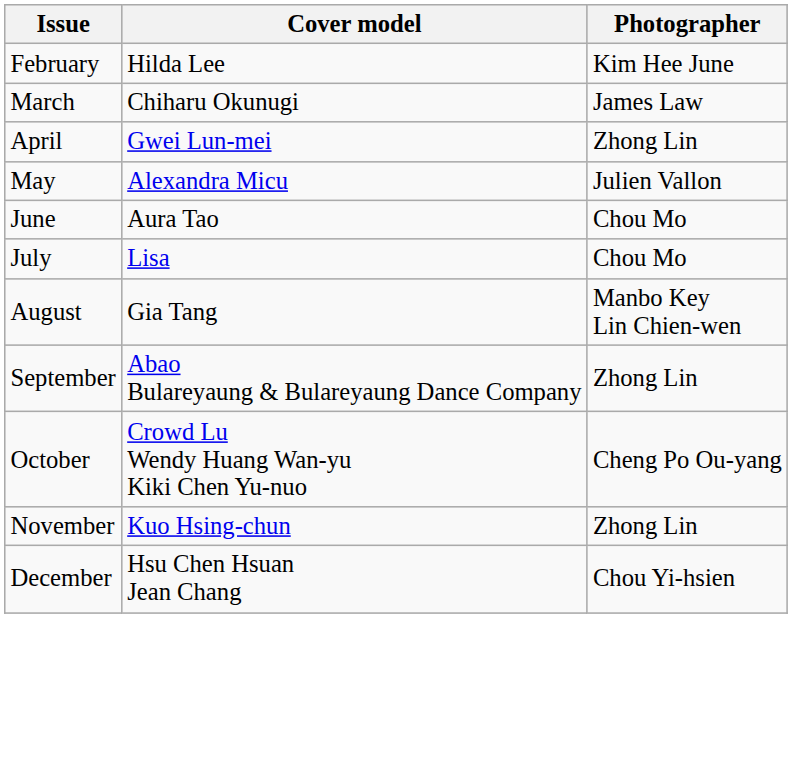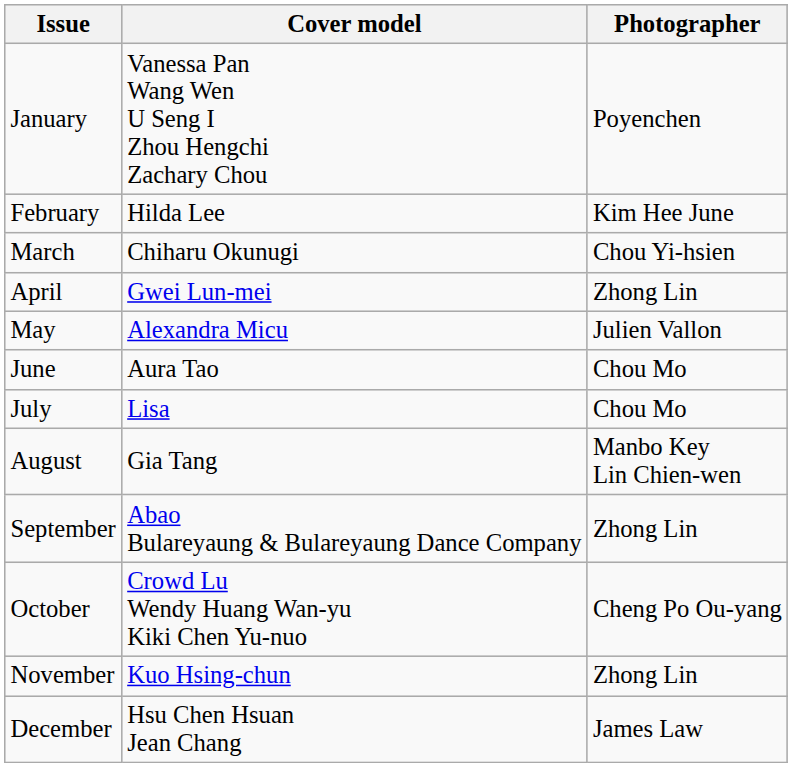+ row: (49, 118)
(648, 102) James Law -> (664, 252) Chou Yi-hsien
(664, 578) Chou Yi-hsien -> (648, 728) James Law
